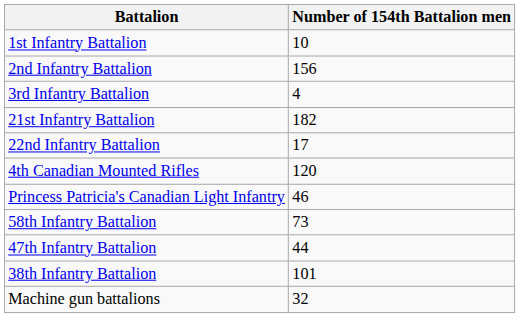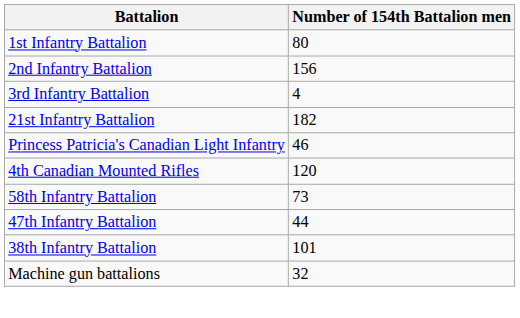(300, 42) 10 -> (300, 42) 80
- row: (84, 145)
rows swapped: (147, 196) <-> (104, 171)
